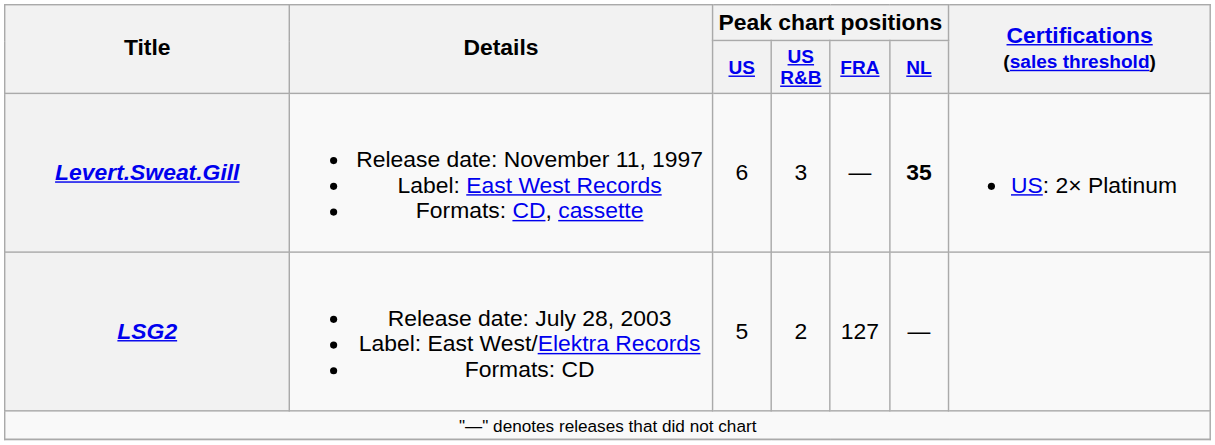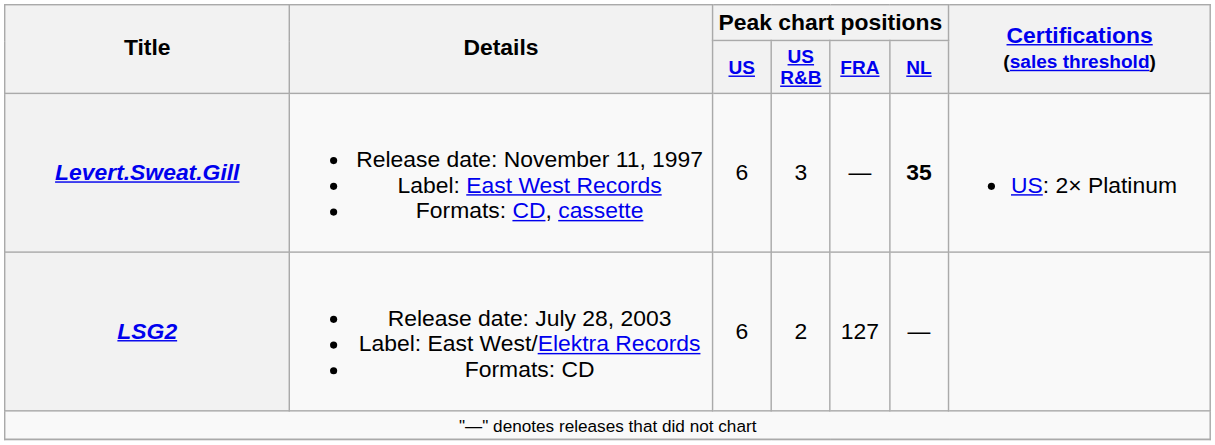(742, 331) 5 -> (742, 331) 6
